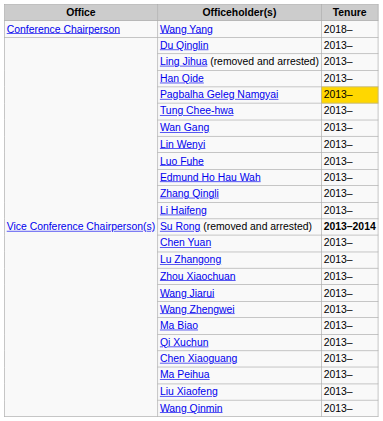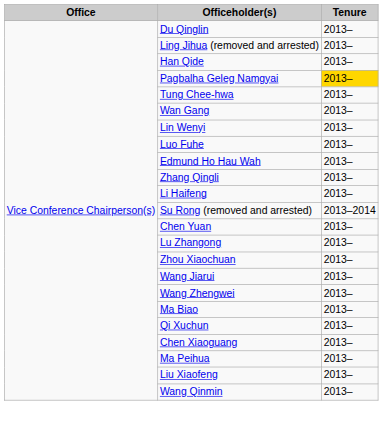- row: (186, 29)
(350, 227) bold -> (350, 210) normal
